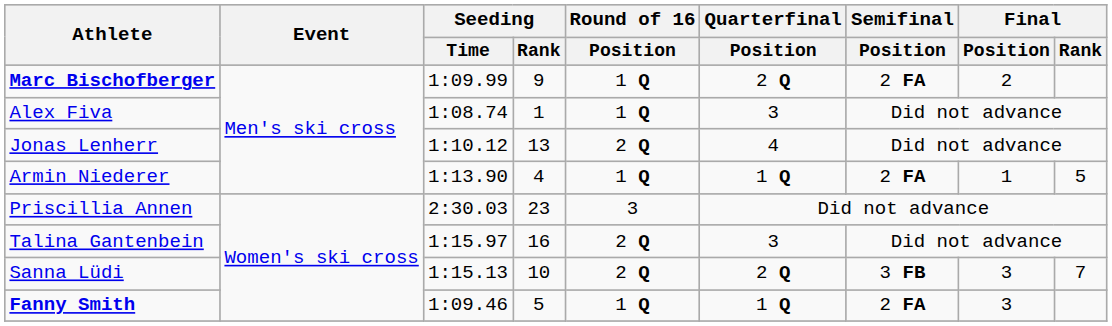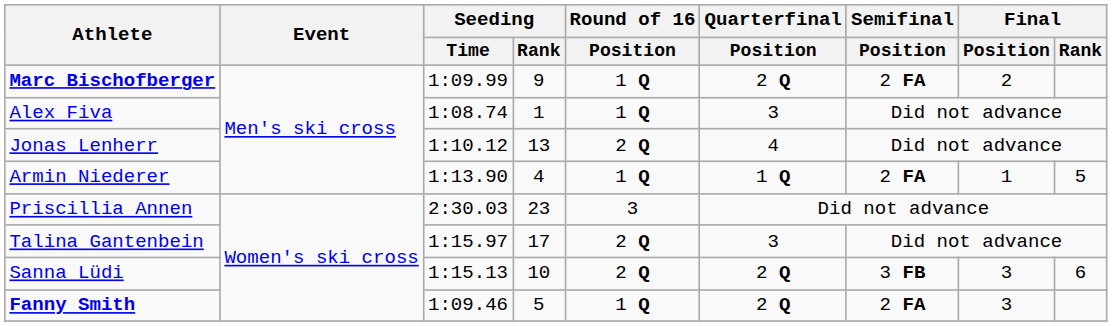(539, 241) 16 -> (539, 241) 17
(1081, 273) 7 -> (1081, 273) 6
(773, 305) 1 Q -> (773, 305) 2 Q
